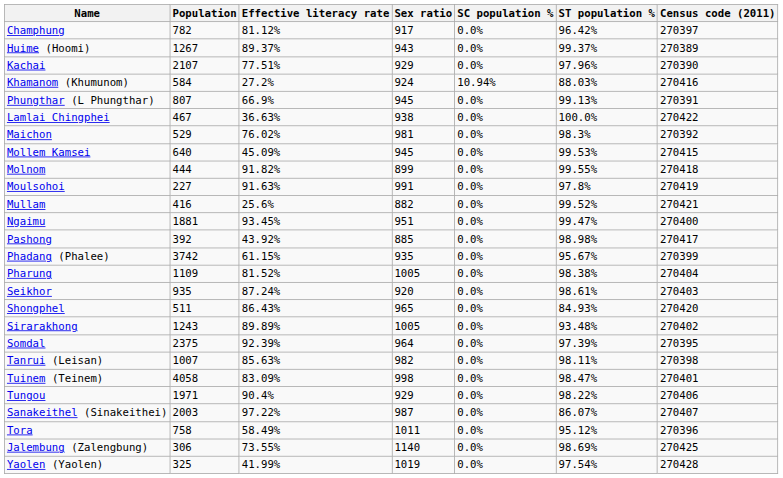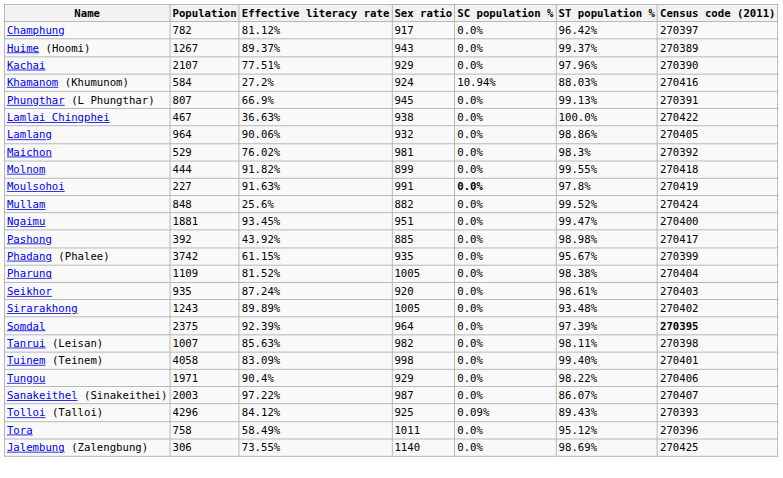+ row: (29, 135)
- row: (49, 152)
(470, 187) normal -> (470, 187) bold
(182, 204) 416 -> (182, 204) 848
(679, 204) 270421 -> (679, 204) 270424
- row: (36, 308)
(679, 343) normal -> (679, 326) bold
(578, 378) 98.47% -> (578, 361) 99.40%
+ row: (55, 413)
- row: (55, 465)
